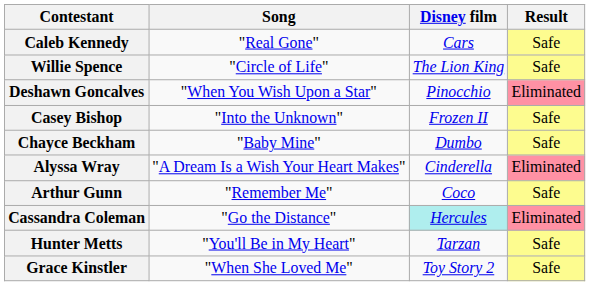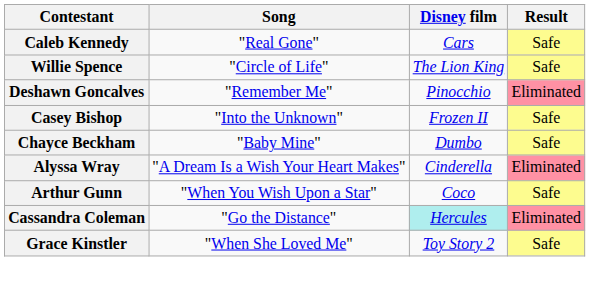(279, 92) "When You Wish Upon a Star" -> (279, 92) "Remember Me"
(279, 192) "Remember Me" -> (279, 192) "When You Wish Upon a Star"
- row: (77, 243)
